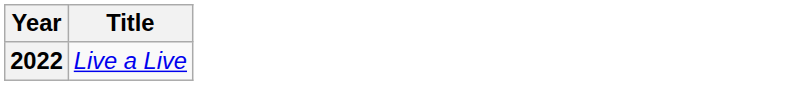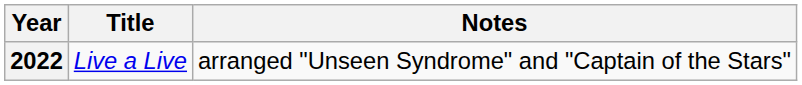+ column: (494, 23)
